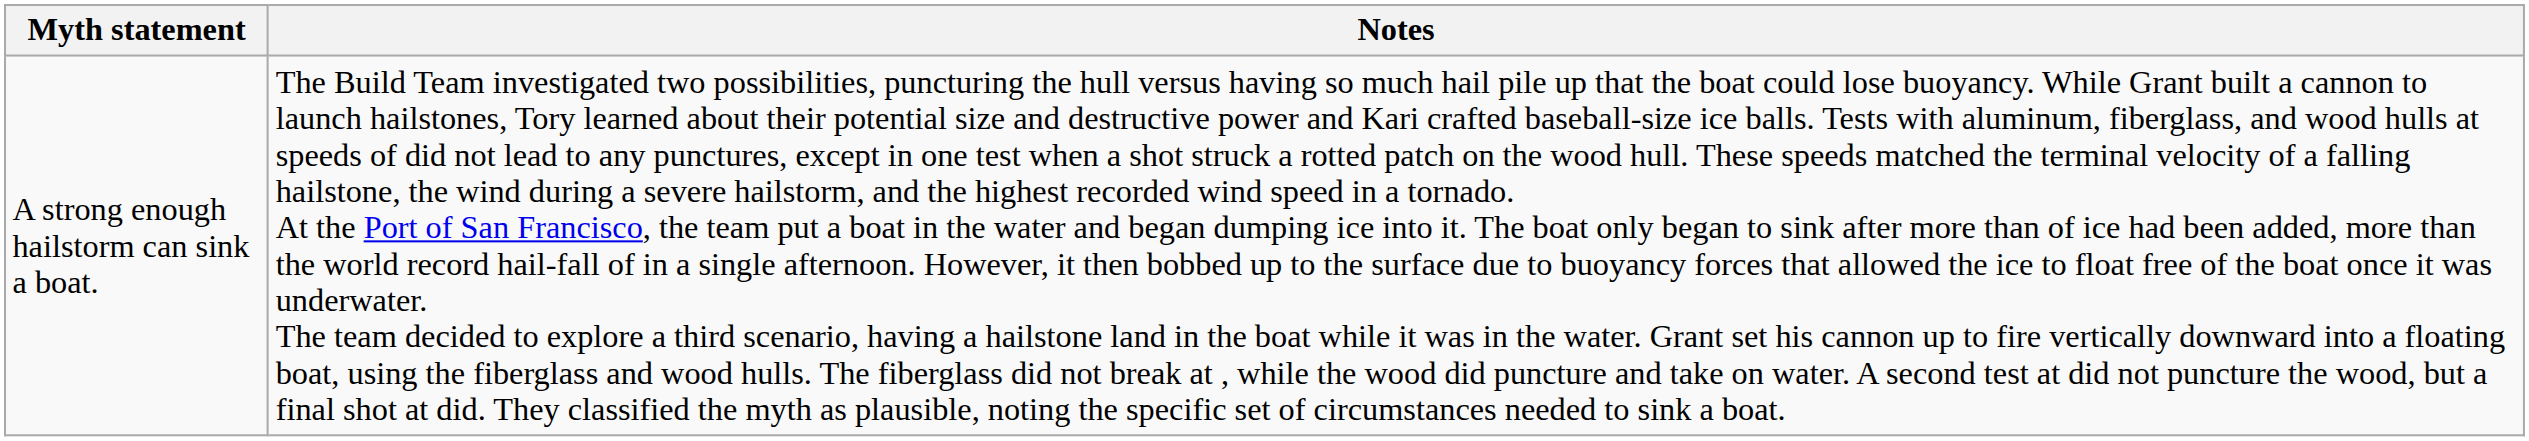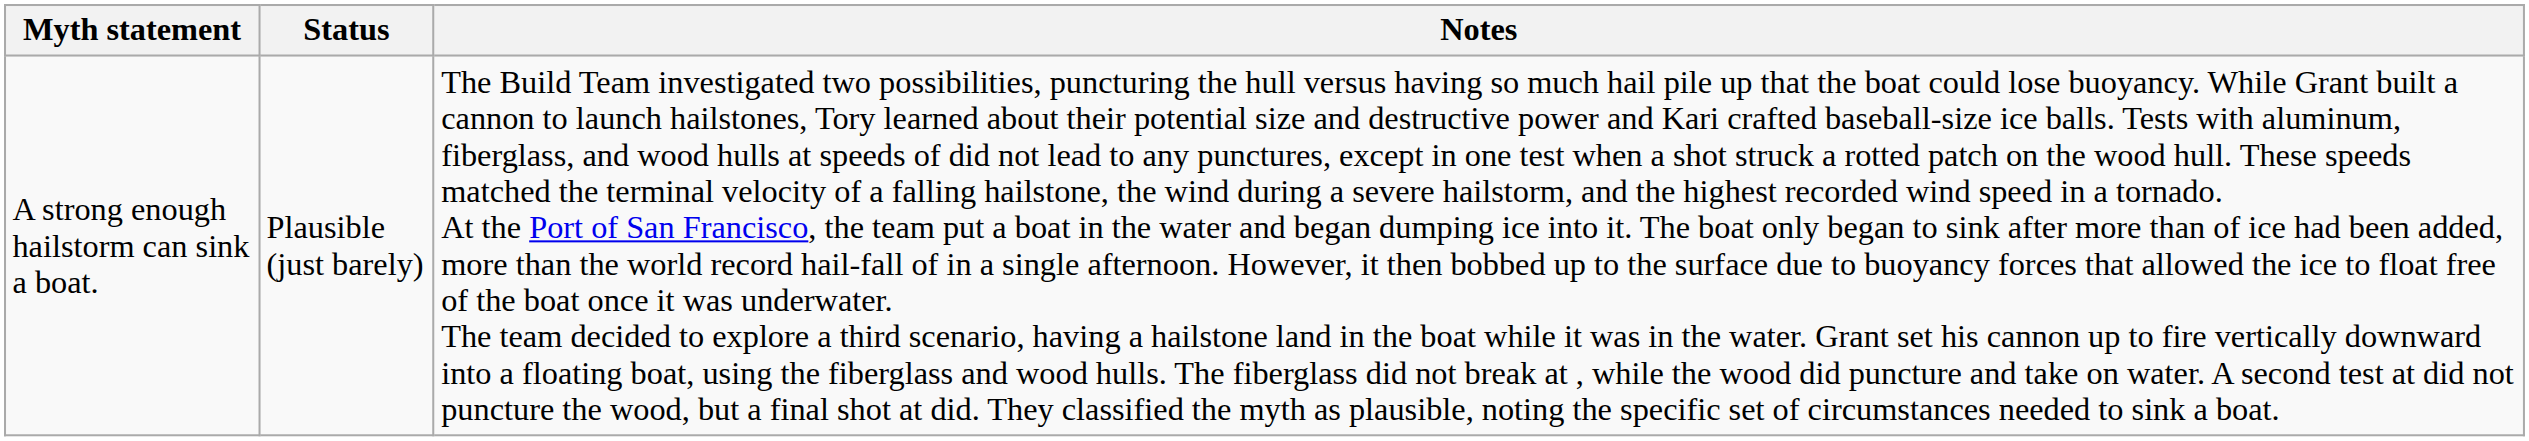+ column: (346, 30)
